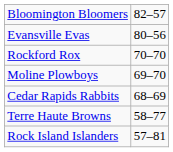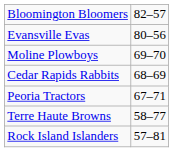- row: (44, 55)
+ row: (46, 95)
